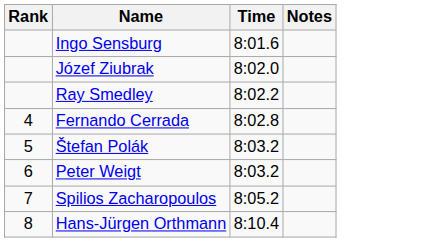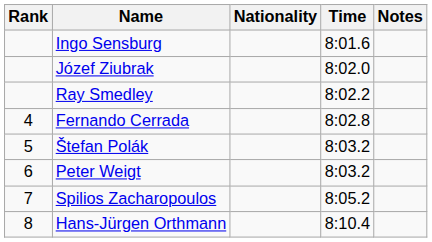+ column: (275, 17)
